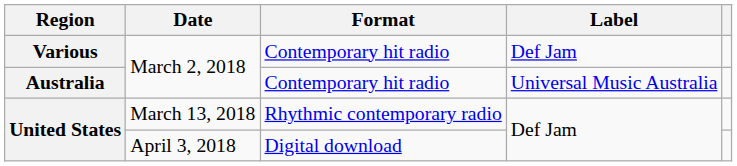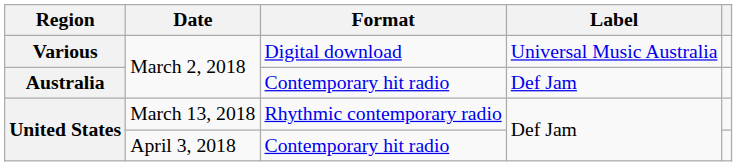(357, 51) Contemporary hit radio -> (333, 51) Digital download
(544, 51) Def Jam -> (614, 51) Universal Music Australia
(614, 82) Universal Music Australia -> (544, 82) Def Jam
(333, 144) Digital download -> (357, 144) Contemporary hit radio
